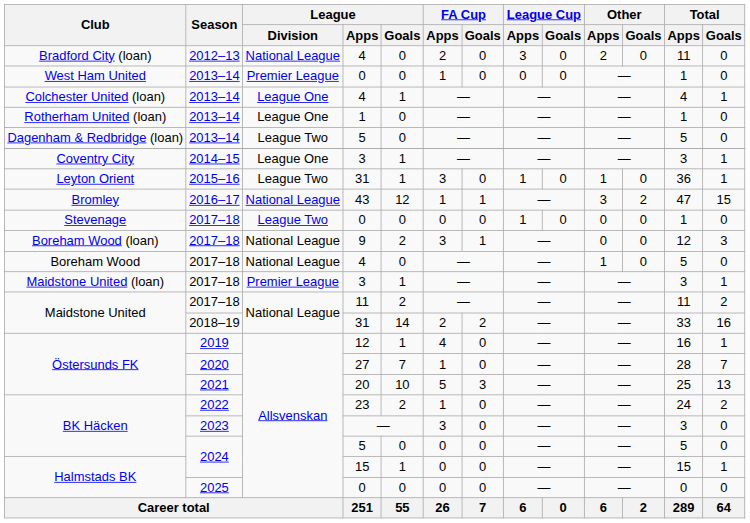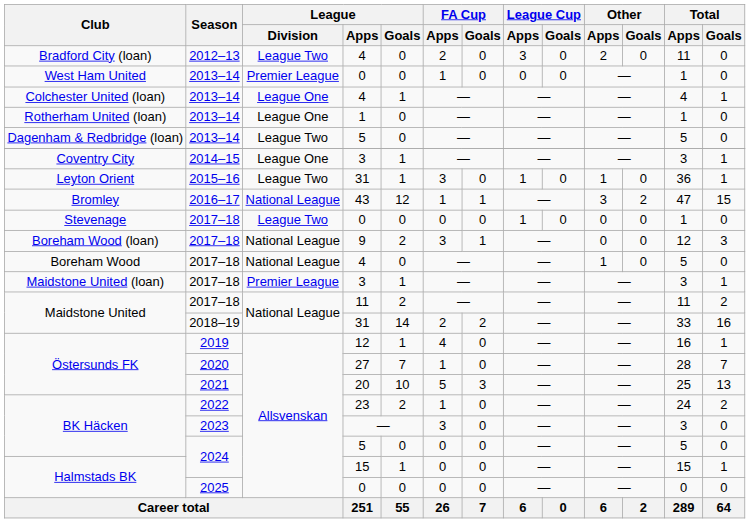(293, 55) National League -> (293, 55) League Two
